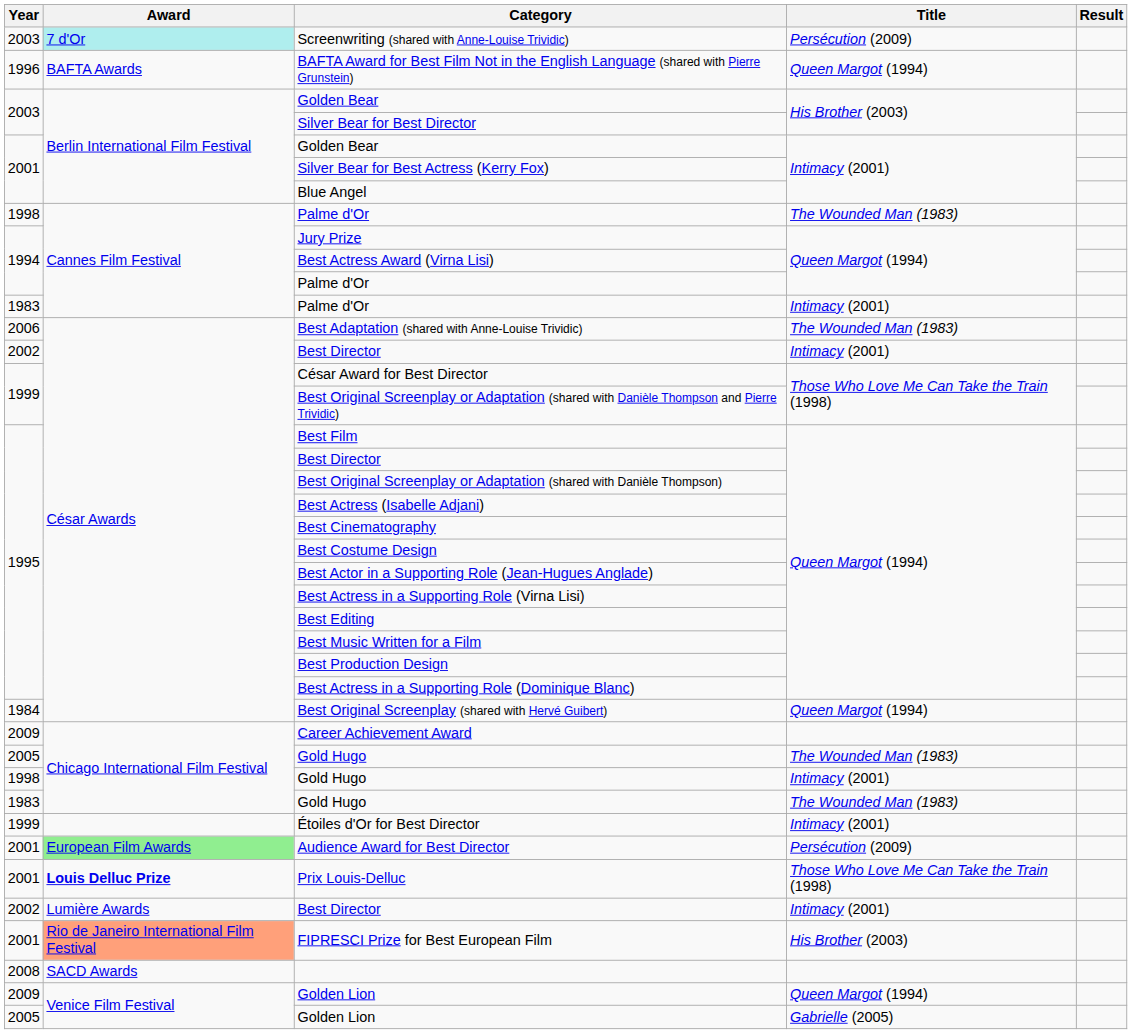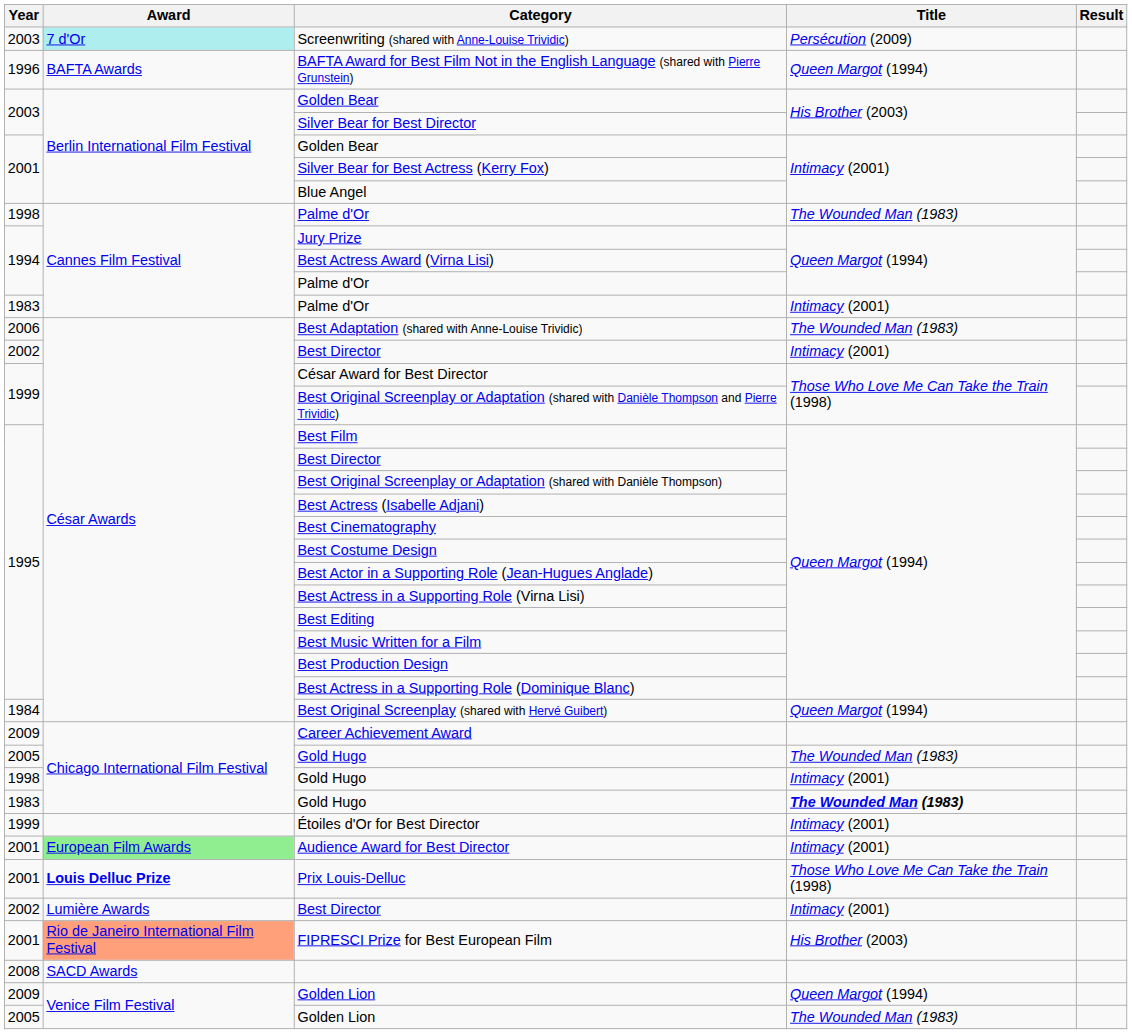(874, 801) normal -> (877, 801) bold
(851, 847) Persécution (2009) -> (840, 847) Intimacy (2001)
(842, 1017) Gabrielle (2005) -> (874, 1017) The Wounded Man (1983)
